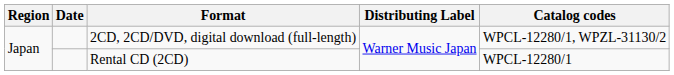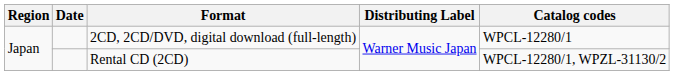(575, 37) WPCL-12280/1, WPZL-31130/2 -> (527, 37) WPCL-12280/1
(527, 59) WPCL-12280/1 -> (575, 59) WPCL-12280/1, WPZL-31130/2
